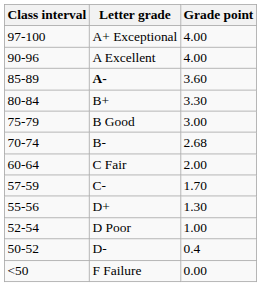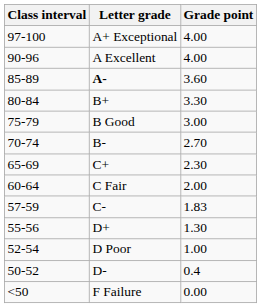(195, 143) 2.68 -> (195, 143) 2.70
+ row: (23, 164)
(195, 185) 1.70 -> (195, 206) 1.83
